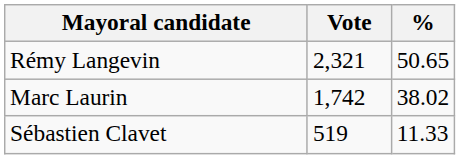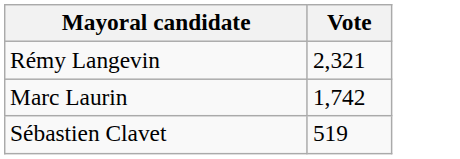- column: (423, 23)
